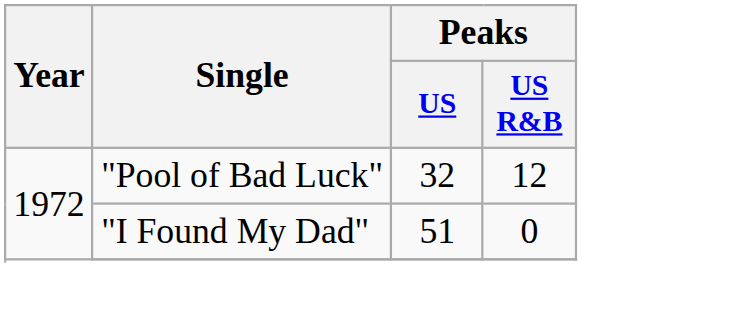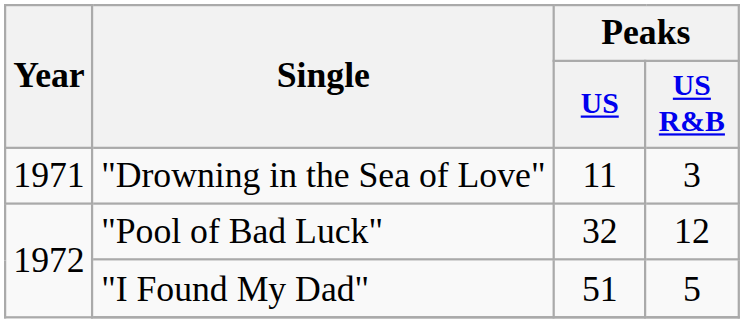+ row: (323, 174)
(529, 231) 0 -> (692, 287) 5
